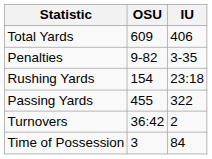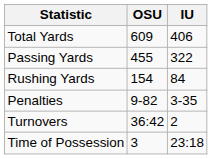rows swapped: (50, 100) <-> (35, 57)
(187, 79) 23:18 -> (178, 79) 84
(178, 143) 84 -> (187, 143) 23:18
